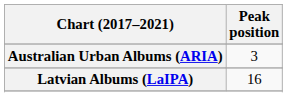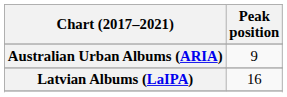(254, 56) 3 -> (254, 56) 9
